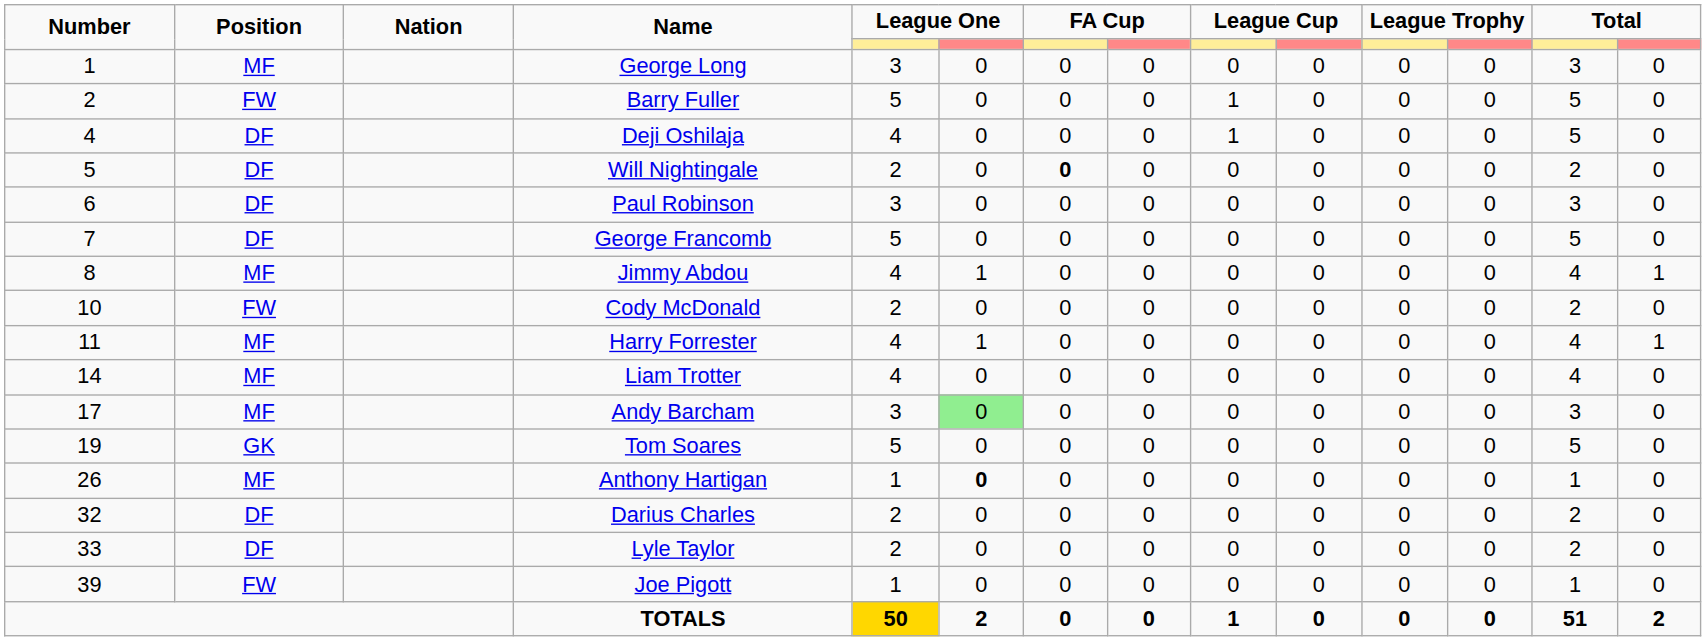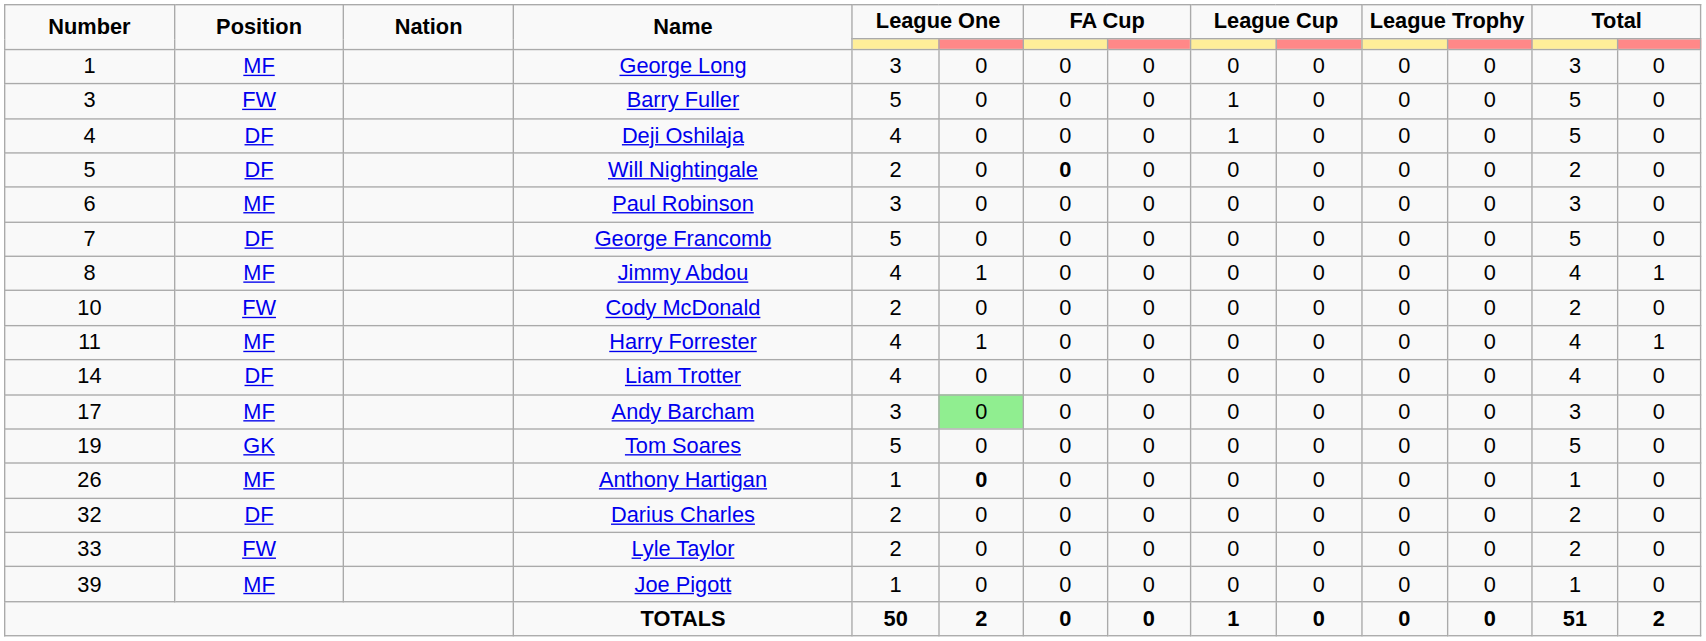(89, 100) 2 -> (89, 100) 3
(259, 204) DF -> (259, 204) MF
(259, 376) MF -> (259, 376) DF
(259, 549) DF -> (259, 549) FW
(259, 583) FW -> (259, 583) MF
(896, 618) gold background -> (896, 618) no background
